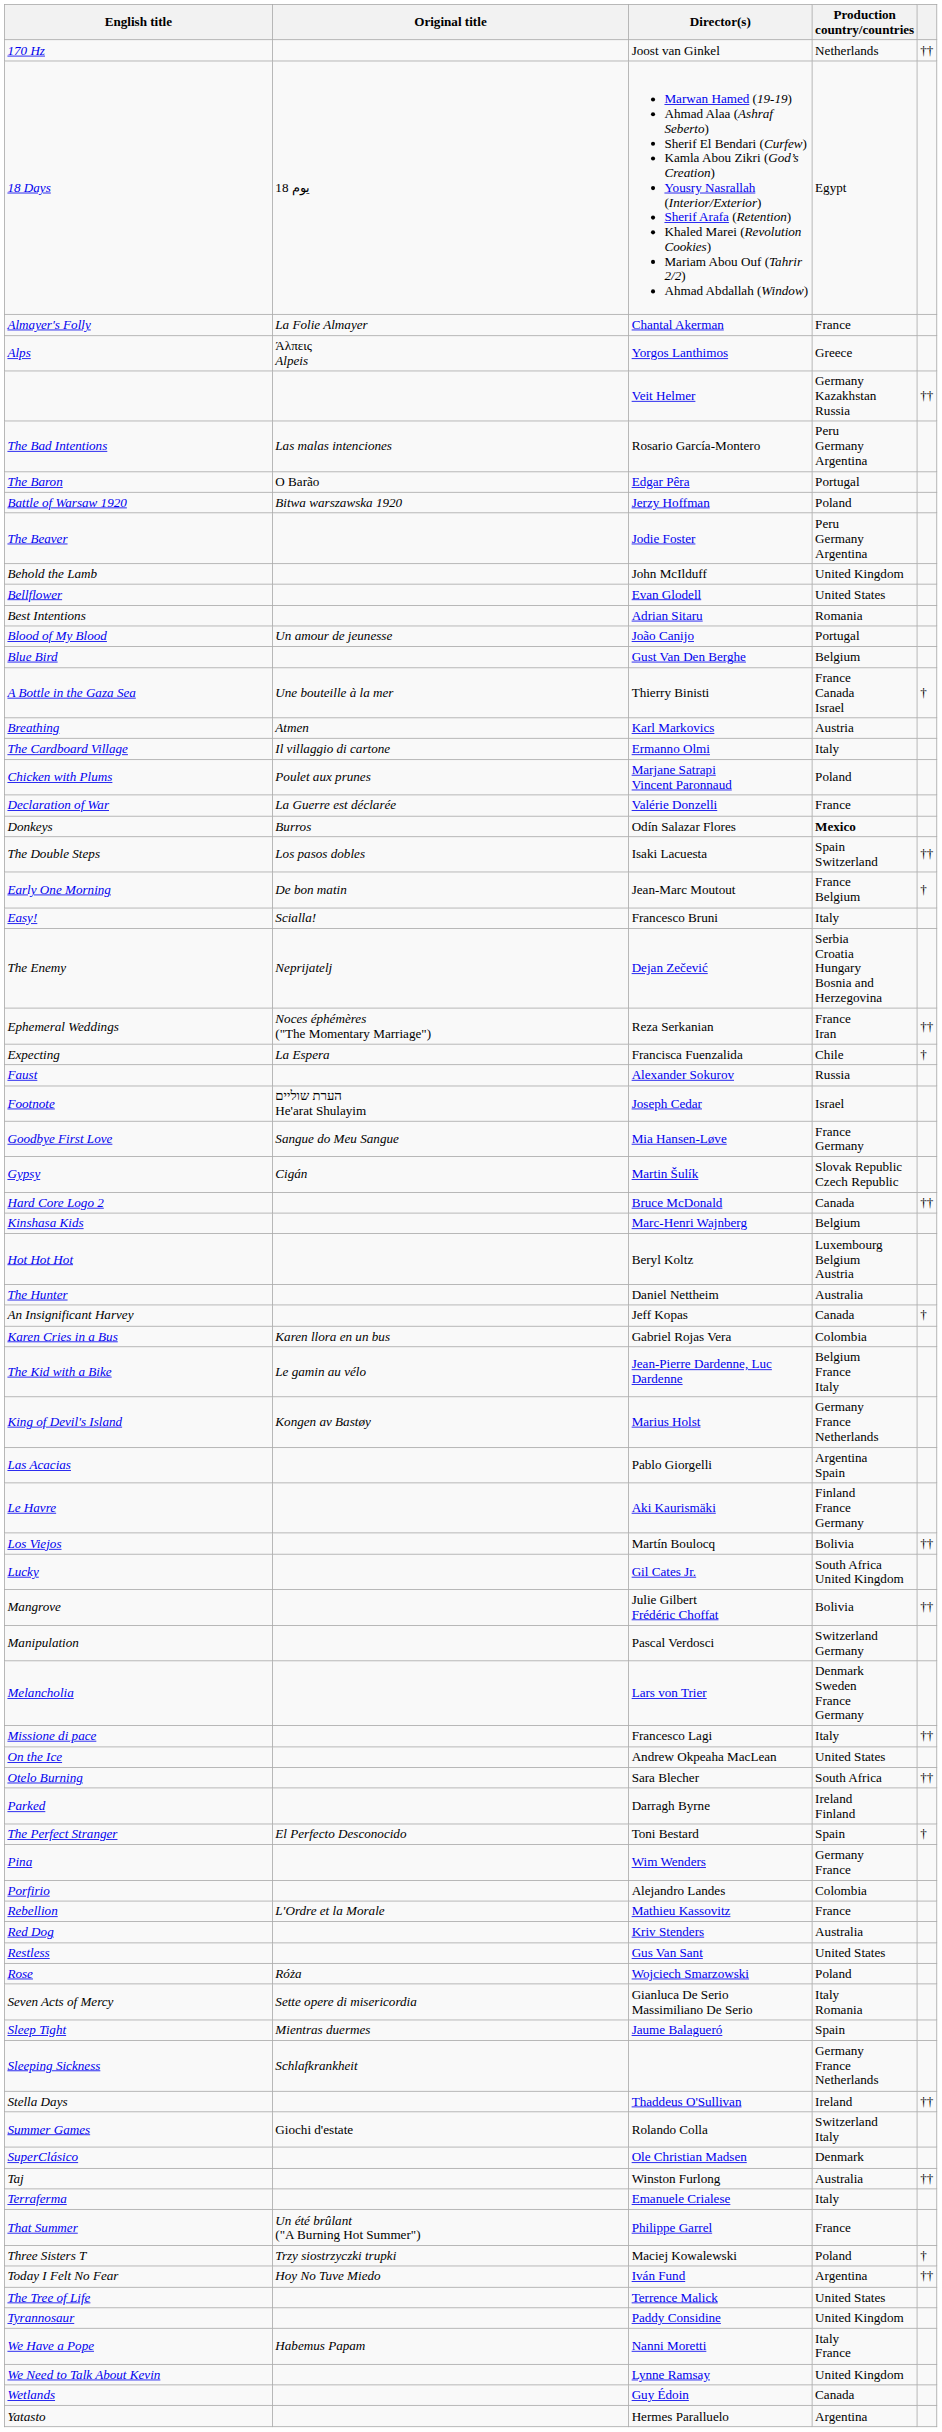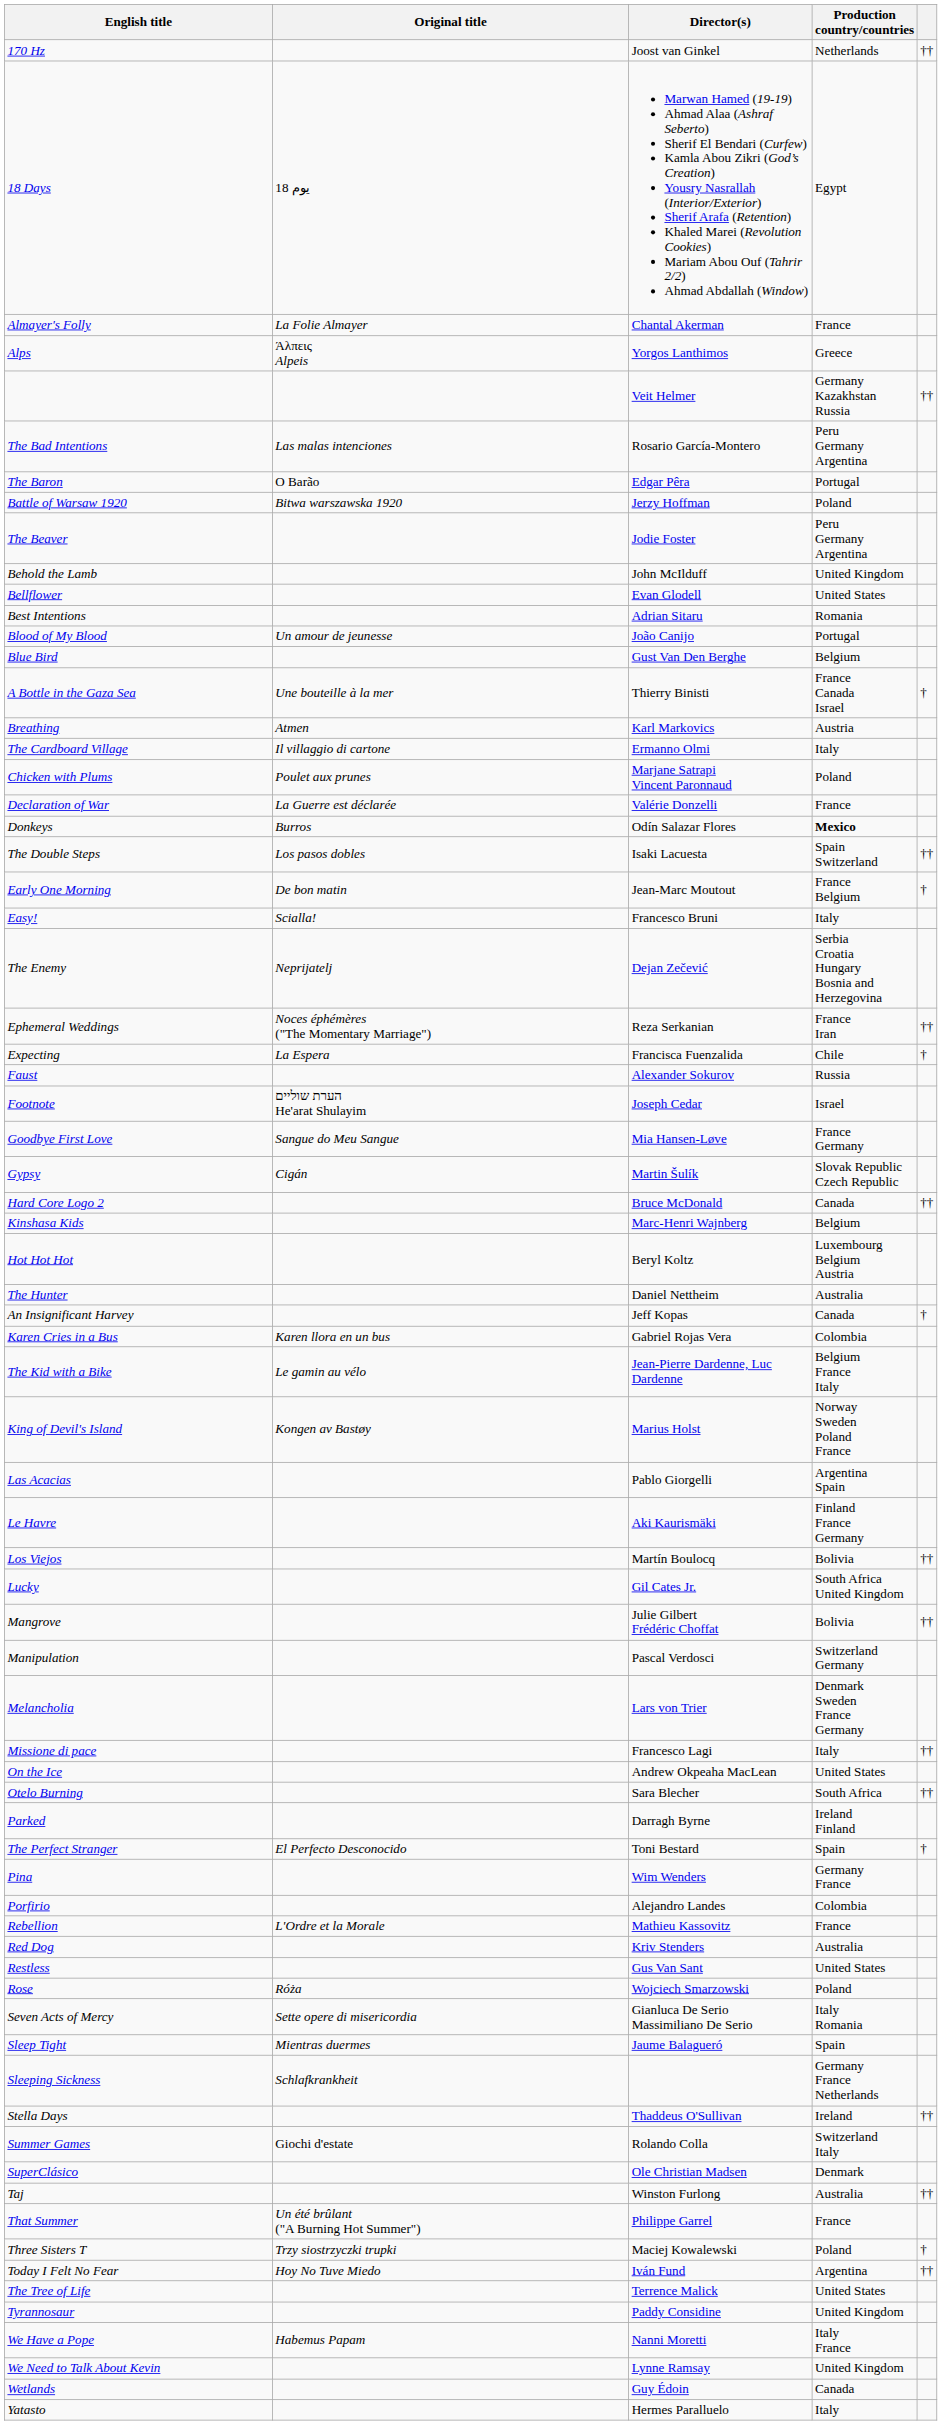(847, 1422) Germany France Netherlands -> (836, 1429) Norway Sweden Poland France
- row: (37, 2199)
(841, 2416) Argentina -> (827, 2410) Italy
